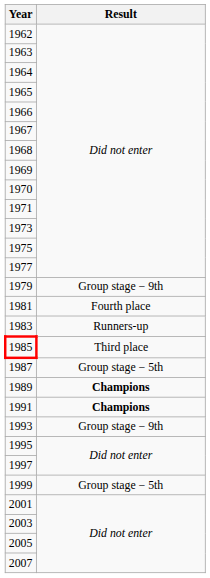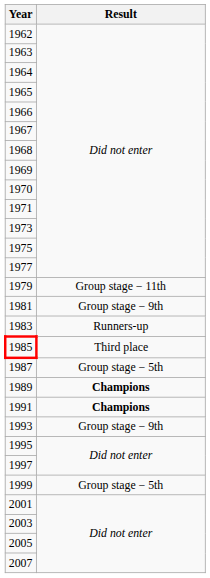(121, 287) Group stage − 9th -> (121, 287) Group stage − 11th
(121, 306) Fourth place -> (121, 306) Group stage − 9th
